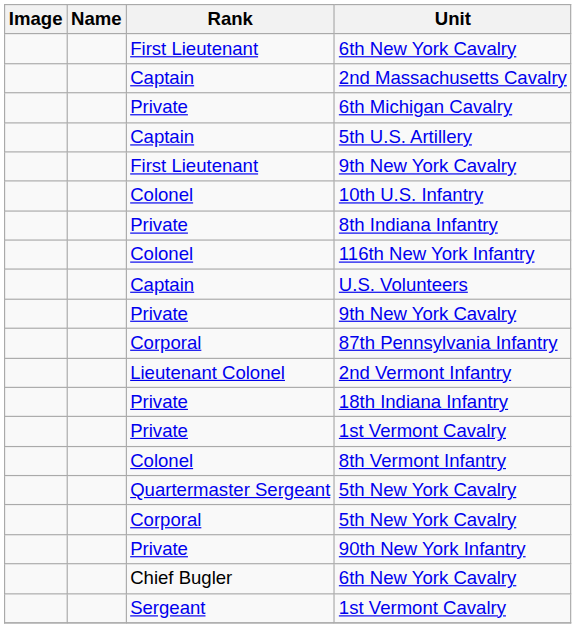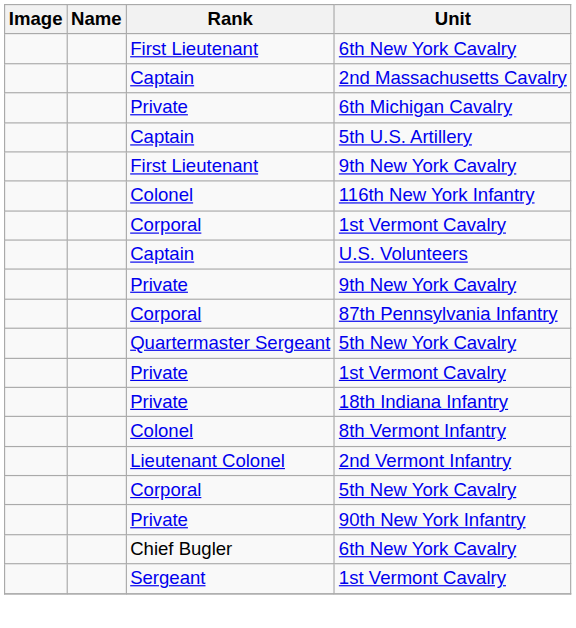- row: (162, 195)
- row: (159, 225)
+ row: (166, 225)
rows swapped: (230, 490) <-> (208, 372)
rows swapped: (159, 431) <-> (159, 401)
